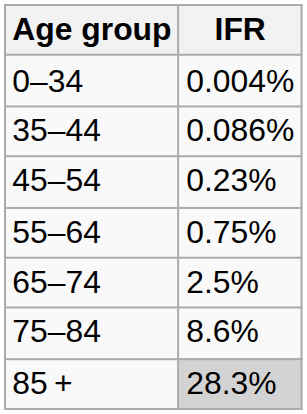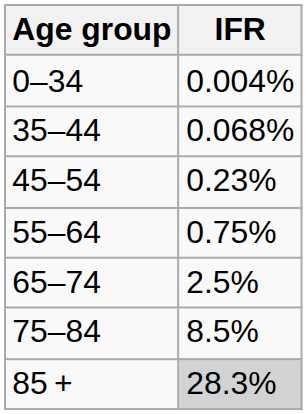(240, 130) 0.086% -> (240, 130) 0.068%
(222, 332) 8.6% -> (222, 332) 8.5%
